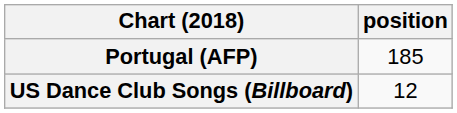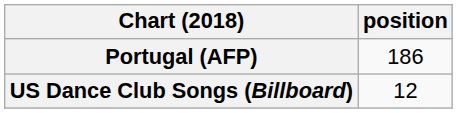(405, 56) 185 -> (405, 56) 186
